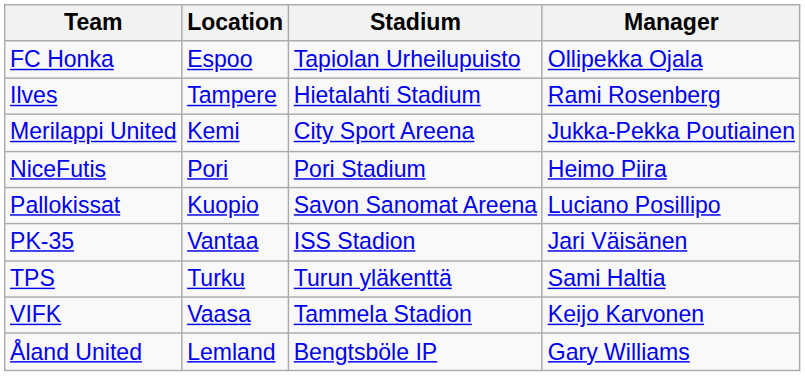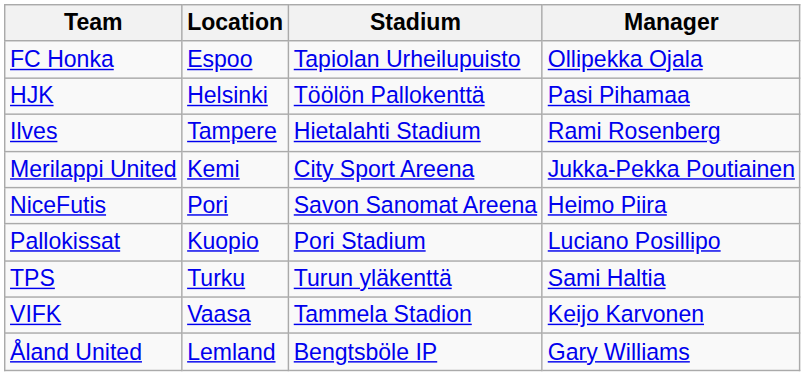+ row: (32, 95)
(360, 168) Pori Stadium -> (415, 205) Savon Sanomat Areena
(415, 205) Savon Sanomat Areena -> (360, 242) Pori Stadium
- row: (42, 242)
